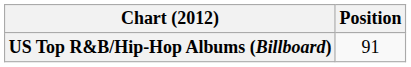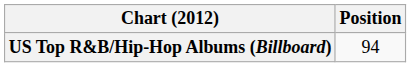(370, 47) 91 -> (370, 47) 94
